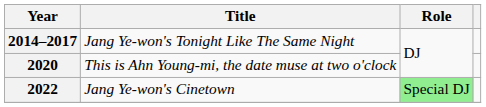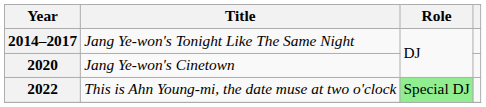(240, 65) This is Ahn Young-mi, the date muse at two o'clock -> (159, 65) Jang Ye-won's Cinetown
(159, 89) Jang Ye-won's Cinetown -> (240, 89) This is Ahn Young-mi, the date muse at two o'clock
